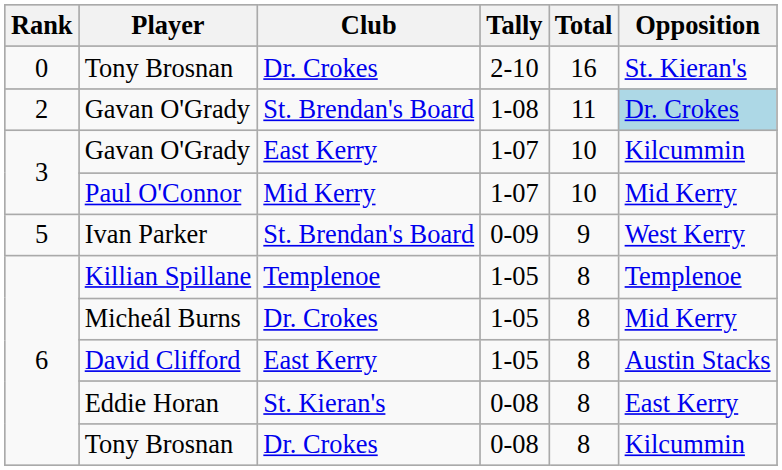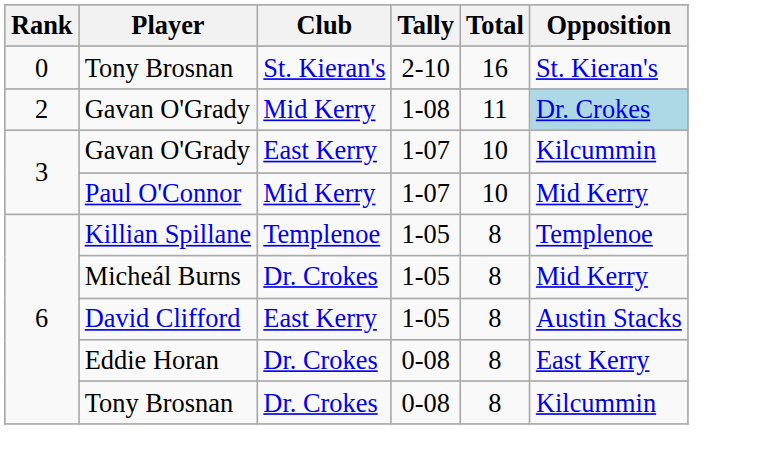(321, 67) Dr. Crokes -> (324, 67) St. Kieran's
(369, 109) St. Brendan's Board -> (319, 109) Mid Kerry
- row: (146, 234)
(324, 402) St. Kieran's -> (321, 360) Dr. Crokes
